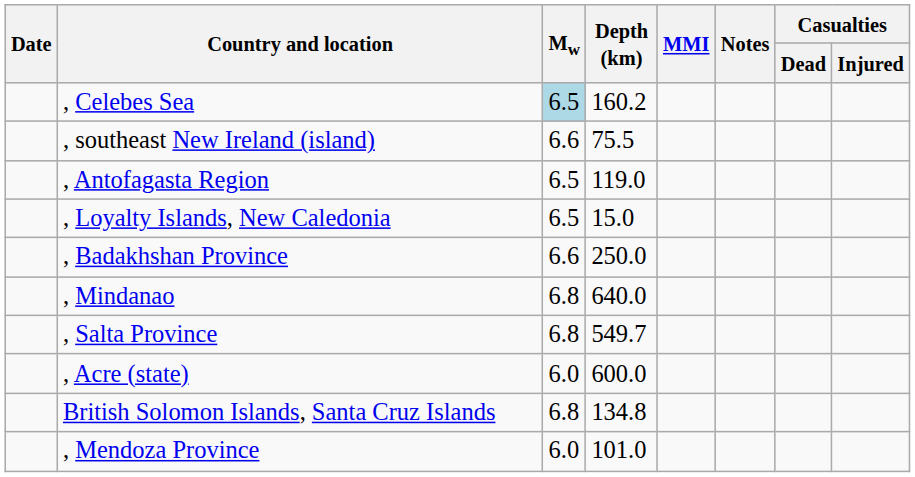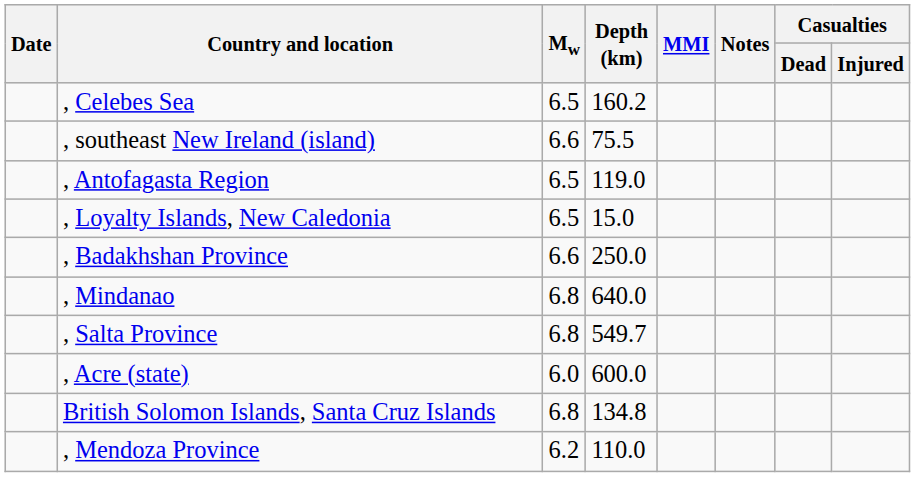(564, 101) lightblue background -> (564, 101) no background
(564, 450) 6.0 -> (564, 450) 6.2
(619, 450) 101.0 -> (618, 450) 110.0
